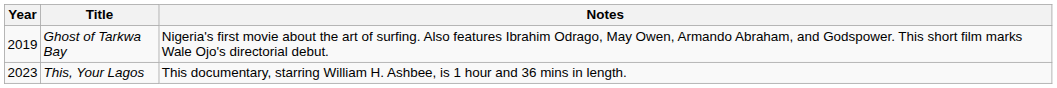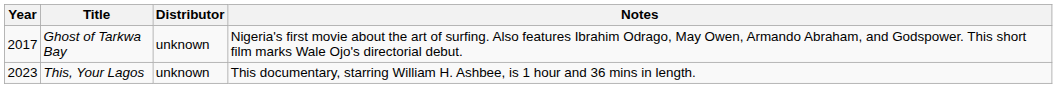+ column: (190, 15)
(22, 44) 2019 -> (22, 44) 2017
